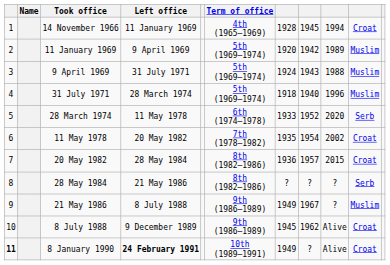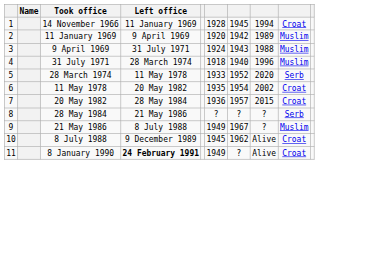- column: (240, 11)
(11, 249) bold -> (11, 153) normal
